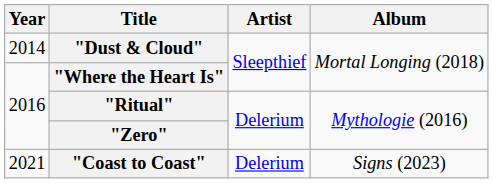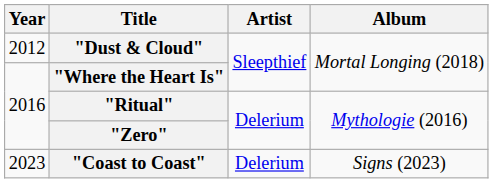(27, 47) 2014 -> (27, 47) 2012
(27, 163) 2021 -> (27, 163) 2023
